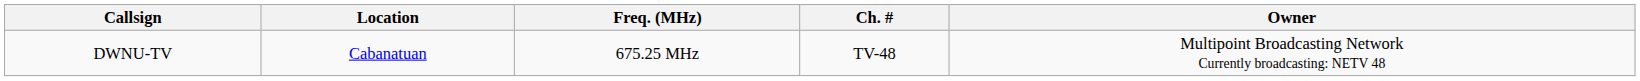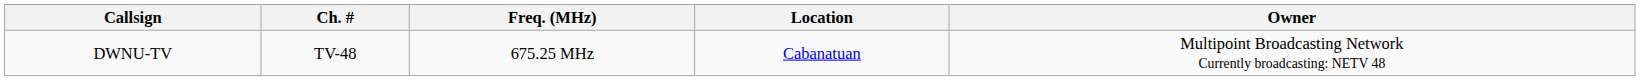columns swapped: (874, 17) <-> (388, 17)
